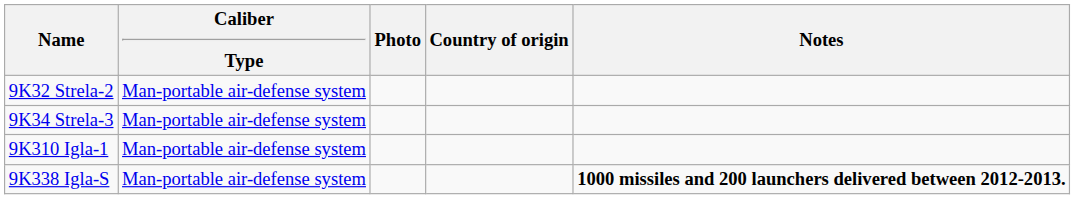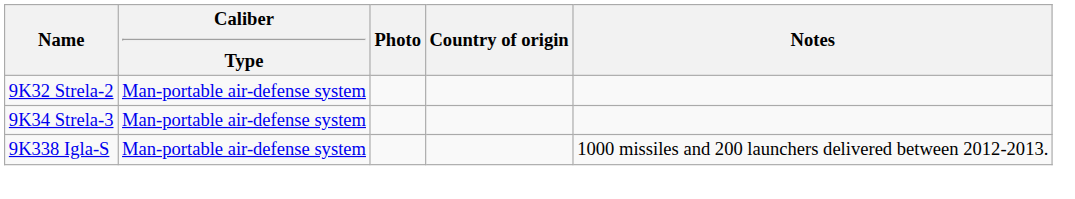- row: (59, 149)
(821, 178) bold -> (813, 149) normal
